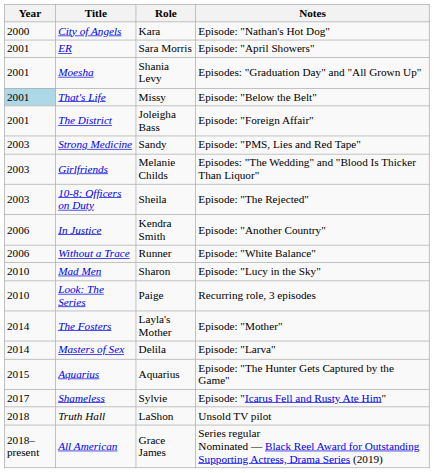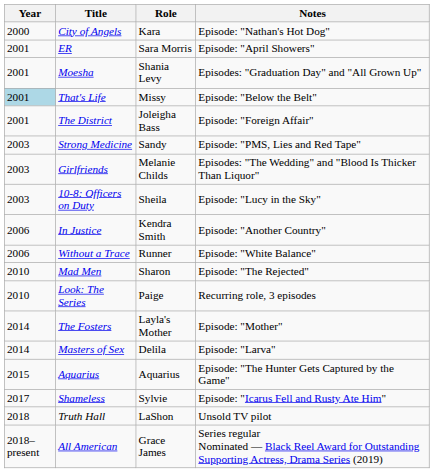(254, 199) Episode: "The Rejected" -> (260, 199) Episode: "Lucy in the Sky"
(260, 271) Episode: "Lucy in the Sky" -> (254, 271) Episode: "The Rejected"
